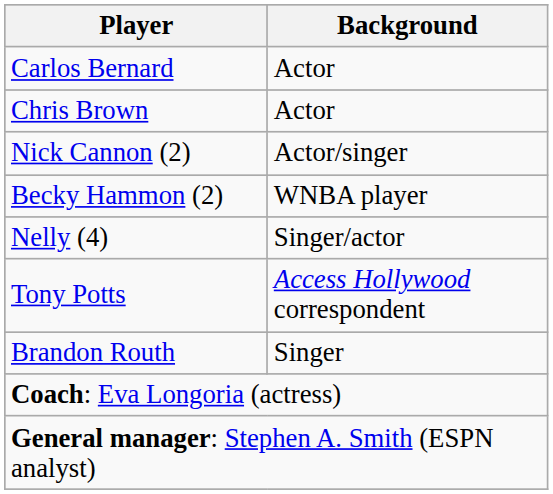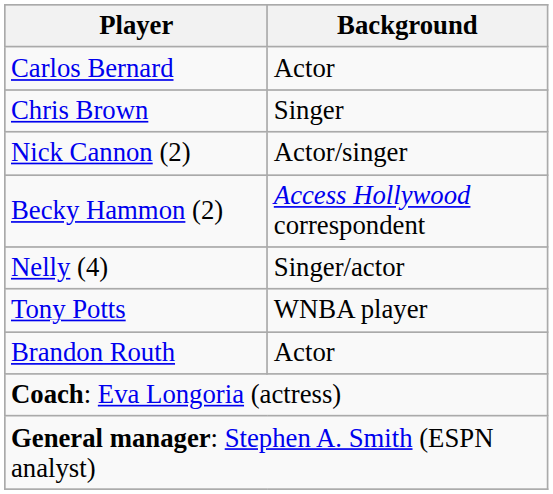(304, 110) Actor -> (309, 110) Singer
(351, 195) WNBA player -> (372, 210) Access Hollywood correspondent
(372, 294) Access Hollywood correspondent -> (351, 310) WNBA player
(309, 352) Singer -> (304, 352) Actor
